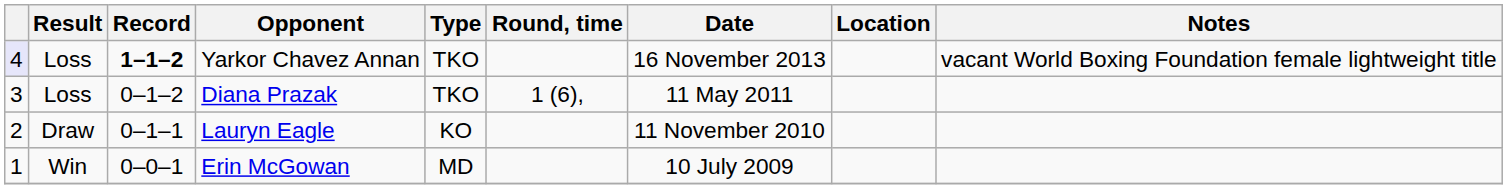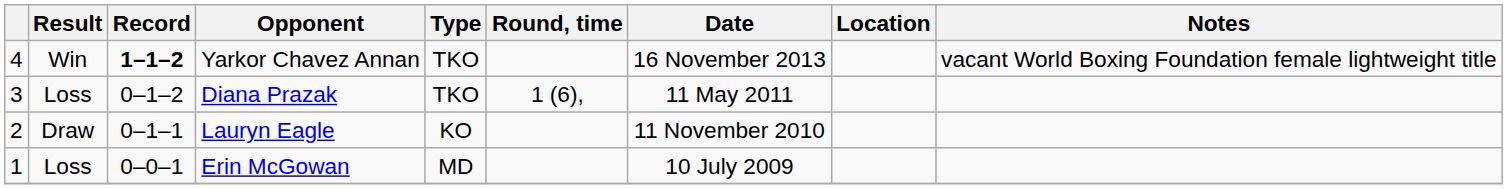(16, 59) lavender background -> (16, 59) no background
(68, 59) Loss -> (68, 59) Win
(68, 166) Win -> (68, 166) Loss
